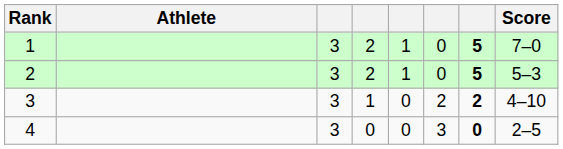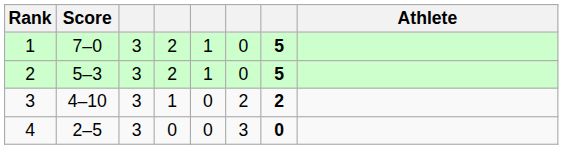columns swapped: (186, 18) <-> (526, 18)
